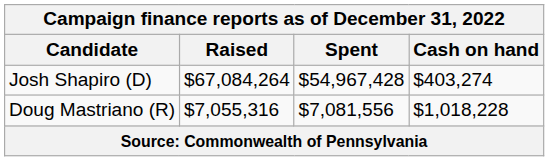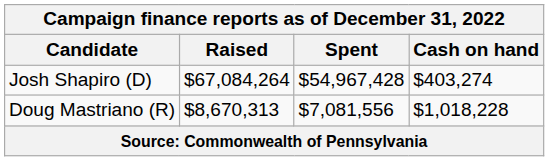(232, 110) $7,055,316 -> (232, 110) $8,670,313
